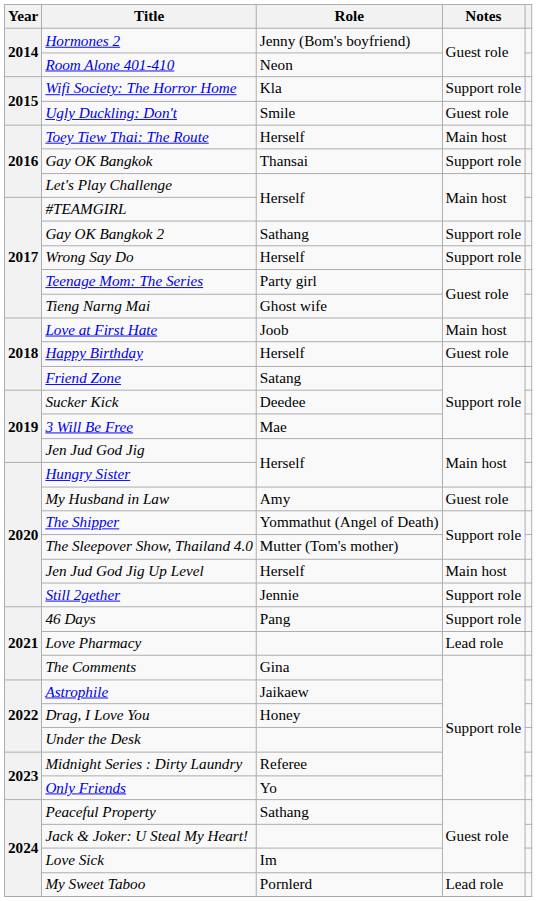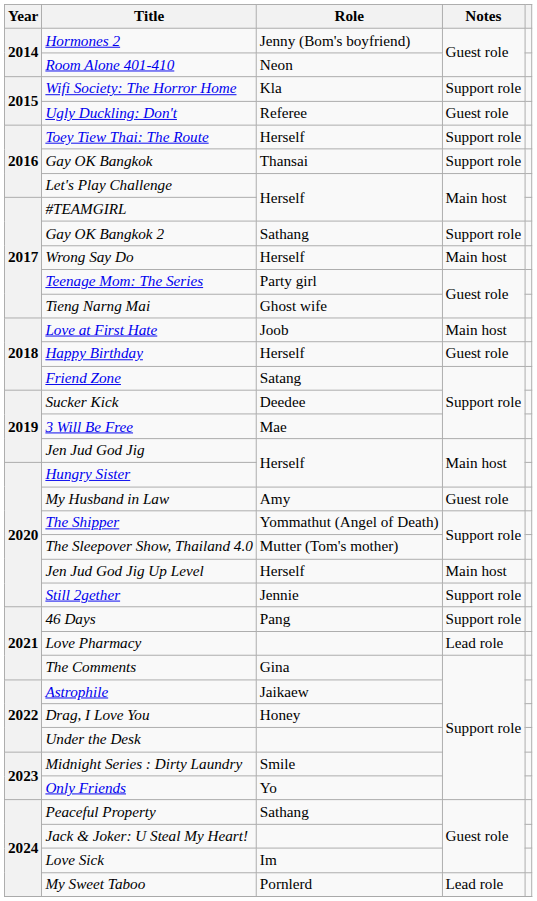(278, 112) Smile -> (283, 112) Referee
(476, 137) Main host -> (483, 137) Support role
(483, 257) Support role -> (476, 257) Main host
(283, 763) Referee -> (278, 763) Smile
